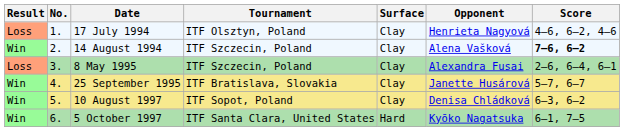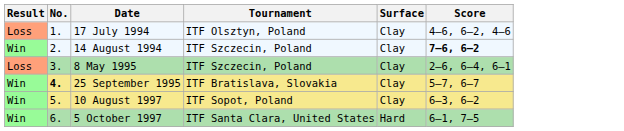- column: (479, 13)
(56, 83) normal -> (56, 83) bold
